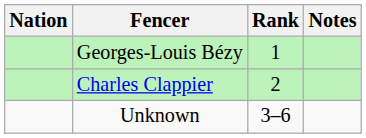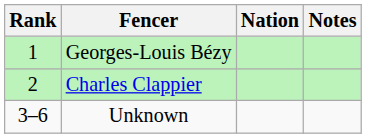columns swapped: (276, 20) <-> (38, 20)
